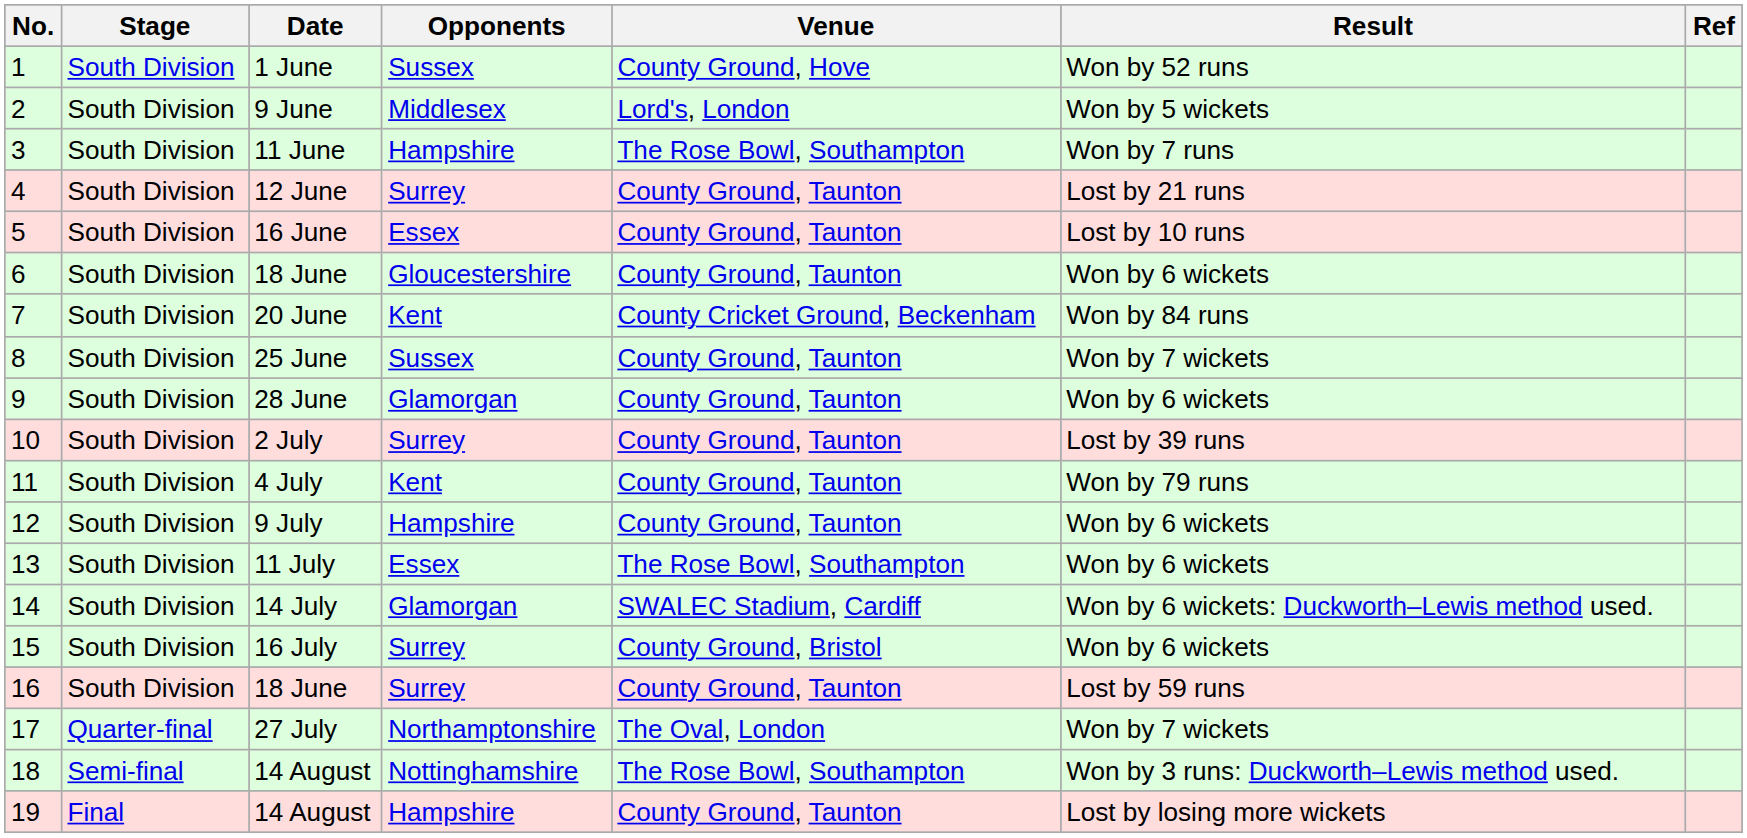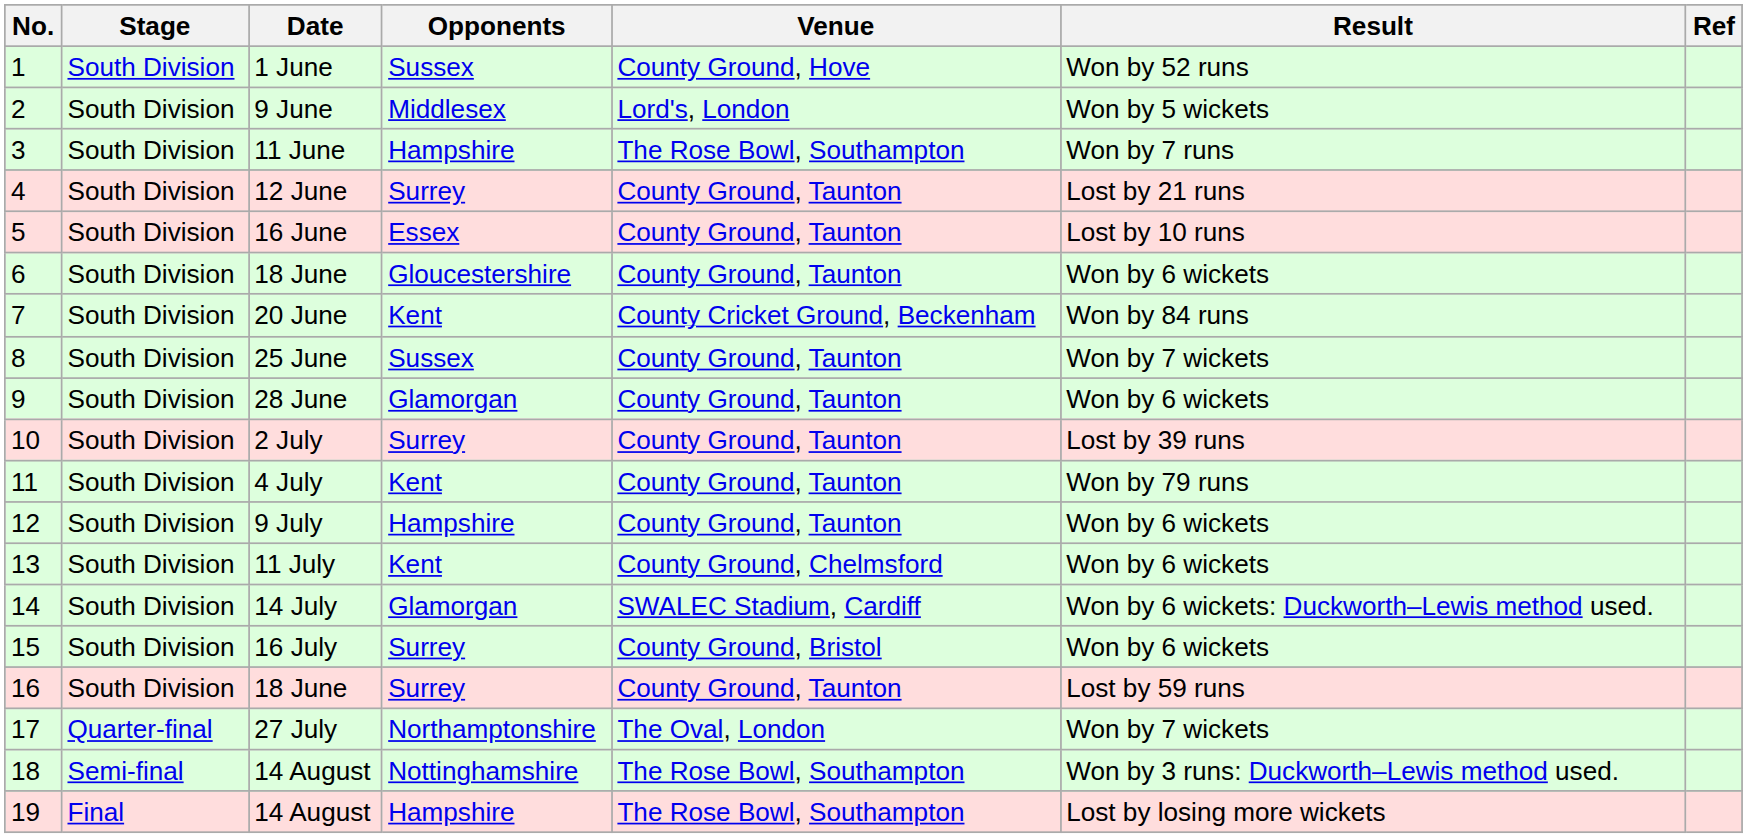(424, 564) Essex -> (415, 564) Kent
(791, 564) The Rose Bowl, Southampton -> (780, 564) County Ground, Chelmsford
(759, 812) County Ground, Taunton -> (791, 812) The Rose Bowl, Southampton
